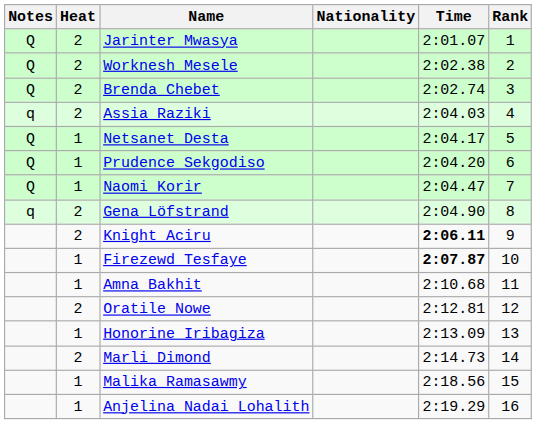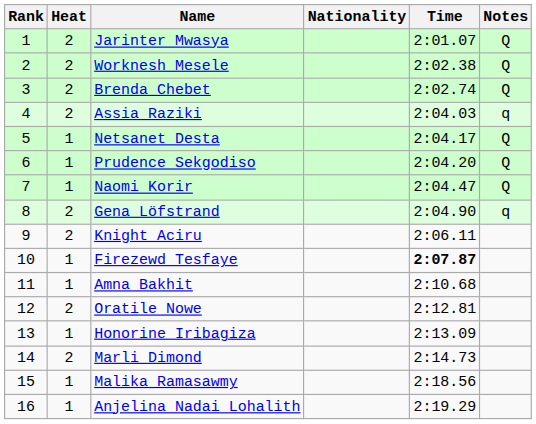columns swapped: (510, 17) <-> (31, 17)
(454, 236) bold -> (445, 236) normal
